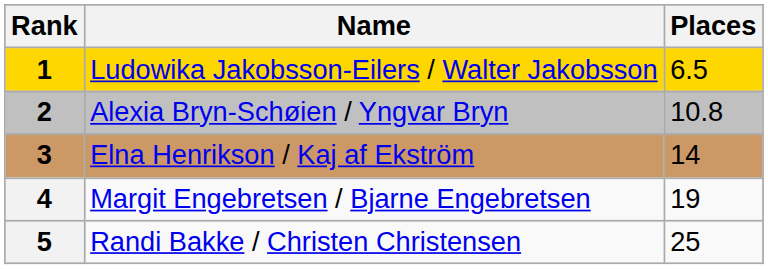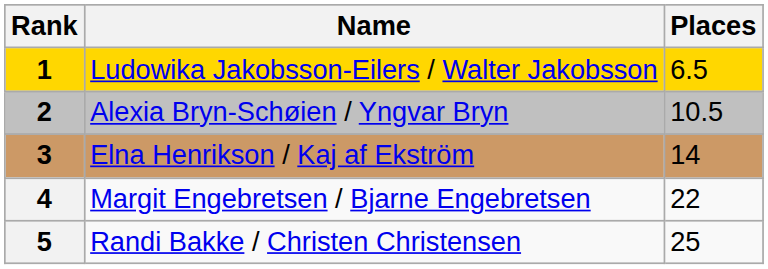(697, 112) 10.8 -> (697, 112) 10.5
(685, 198) 19 -> (685, 198) 22
